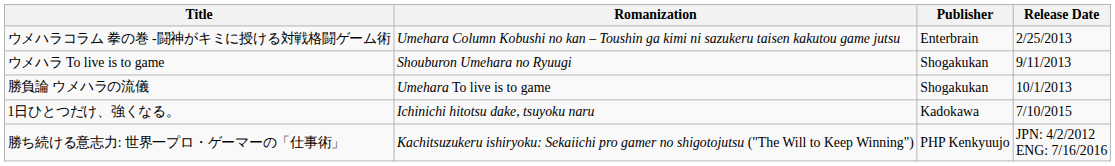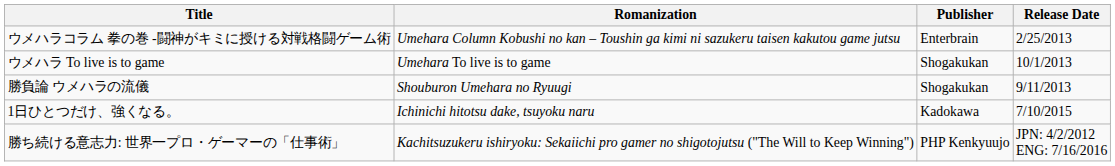(484, 62) Shouburon Umehara no Ryuugi -> (474, 62) Umehara To live is to game
(1044, 62) 9/11/2013 -> (1044, 62) 10/1/2013
(474, 87) Umehara To live is to game -> (484, 87) Shouburon Umehara no Ryuugi
(1044, 87) 10/1/2013 -> (1044, 87) 9/11/2013
